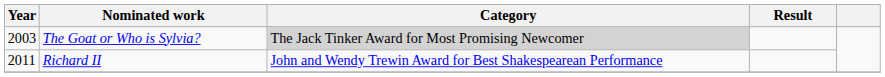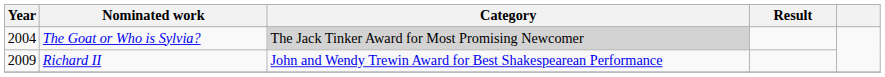(22, 38) 2003 -> (22, 38) 2004
(22, 60) 2011 -> (22, 60) 2009
